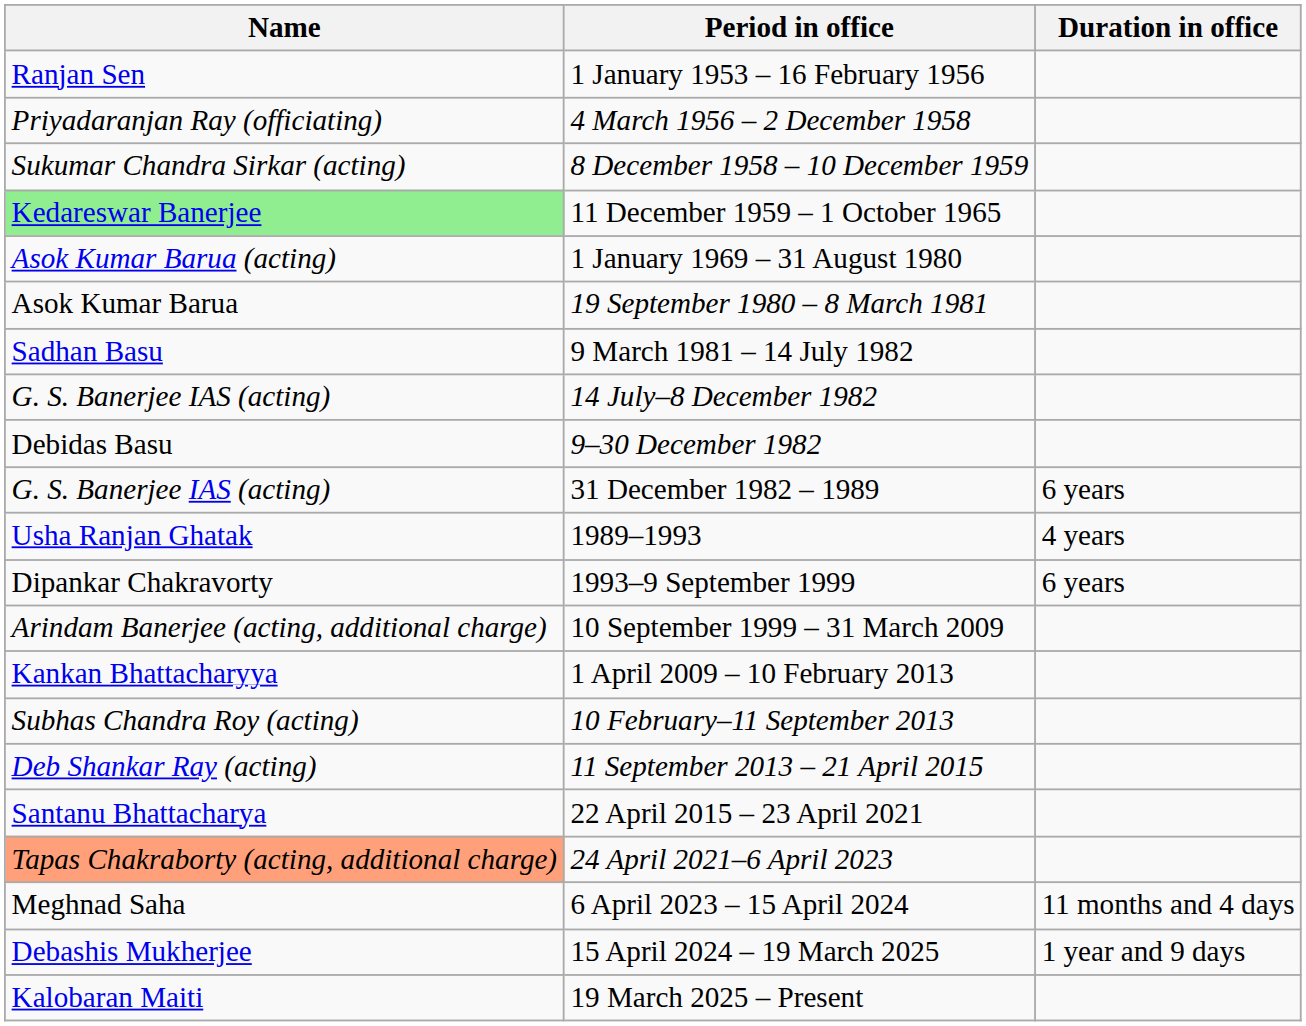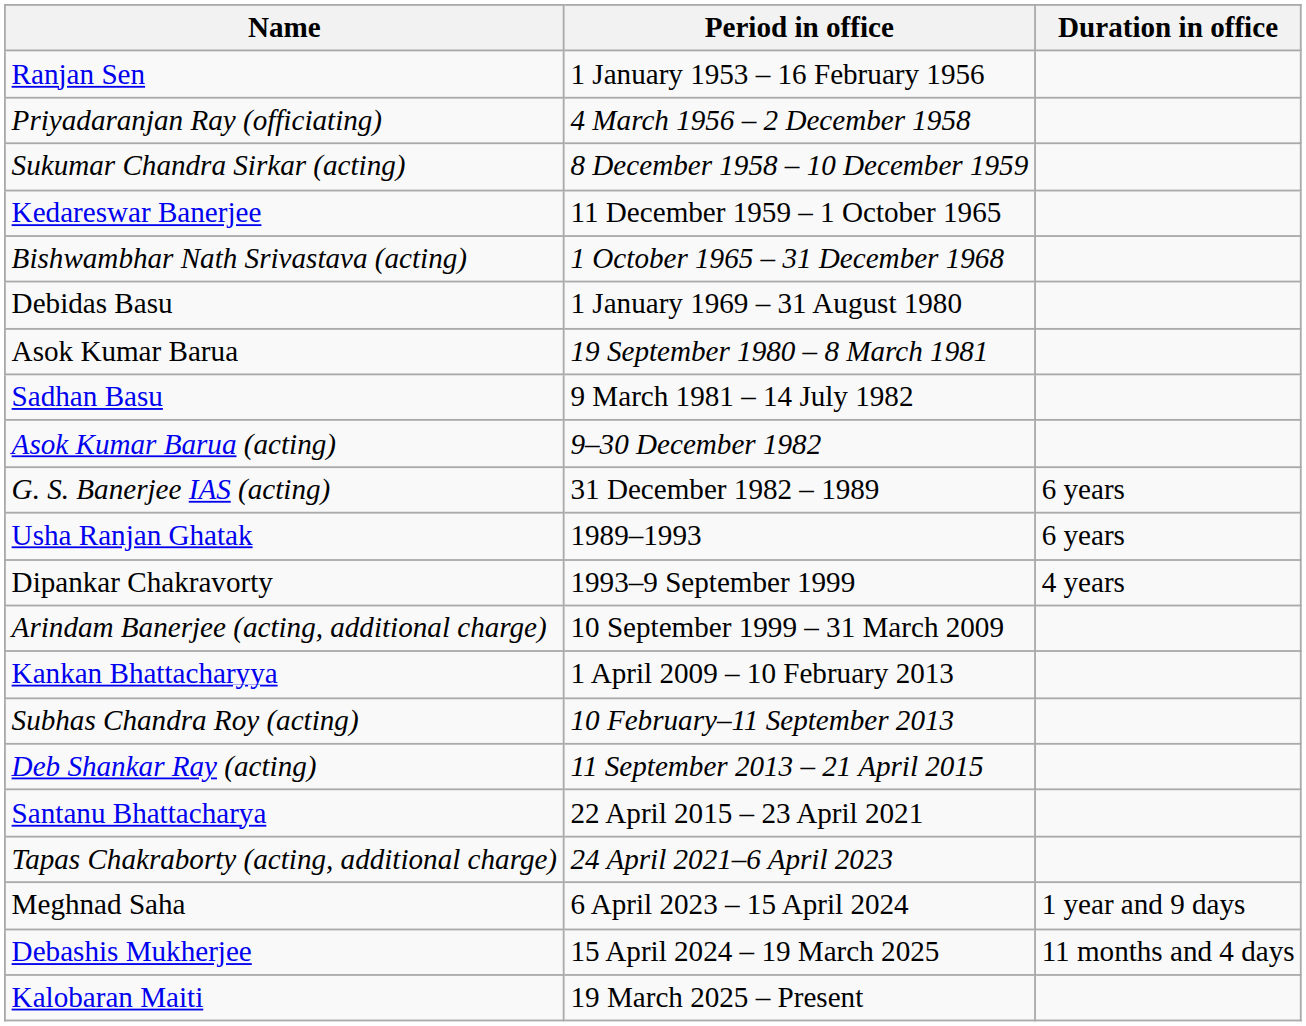(137, 212) lightgreen background -> (137, 212) no background
+ row: (787, 258)
(174, 258) Asok Kumar Barua (acting) -> (92, 304) Debidas Basu
- row: (724, 397)
(92, 443) Debidas Basu -> (174, 443) Asok Kumar Barua (acting)
(1083, 535) 4 years -> (1083, 535) 6 years
(1083, 581) 6 years -> (1083, 581) 4 years
(284, 858) lightsalmon background -> (284, 858) no background
(1168, 905) 11 months and 4 days -> (1144, 905) 1 year and 9 days
(1144, 951) 1 year and 9 days -> (1168, 951) 11 months and 4 days
